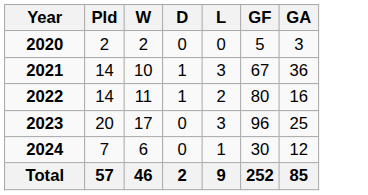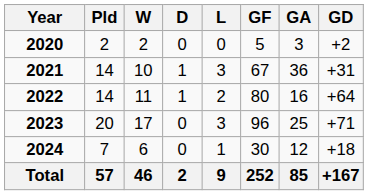+ column: (341, 17)
